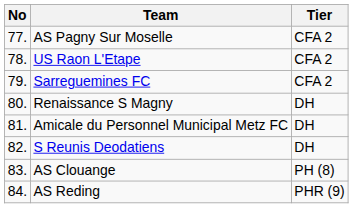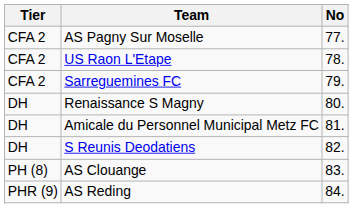columns swapped: (17, 15) <-> (319, 15)
